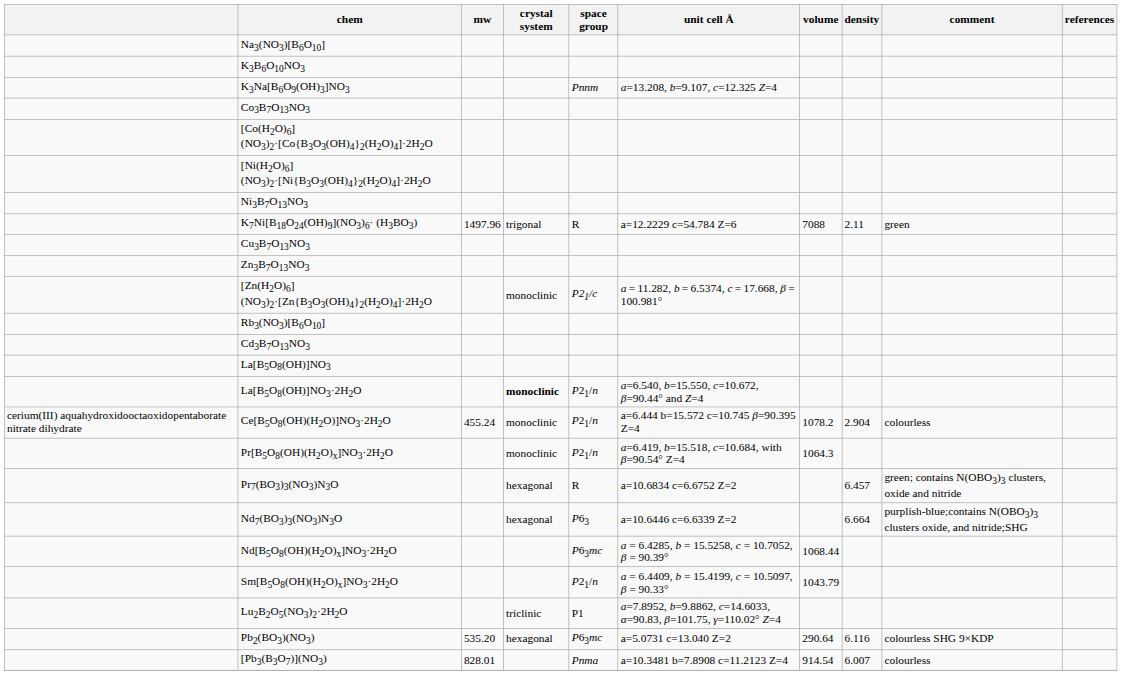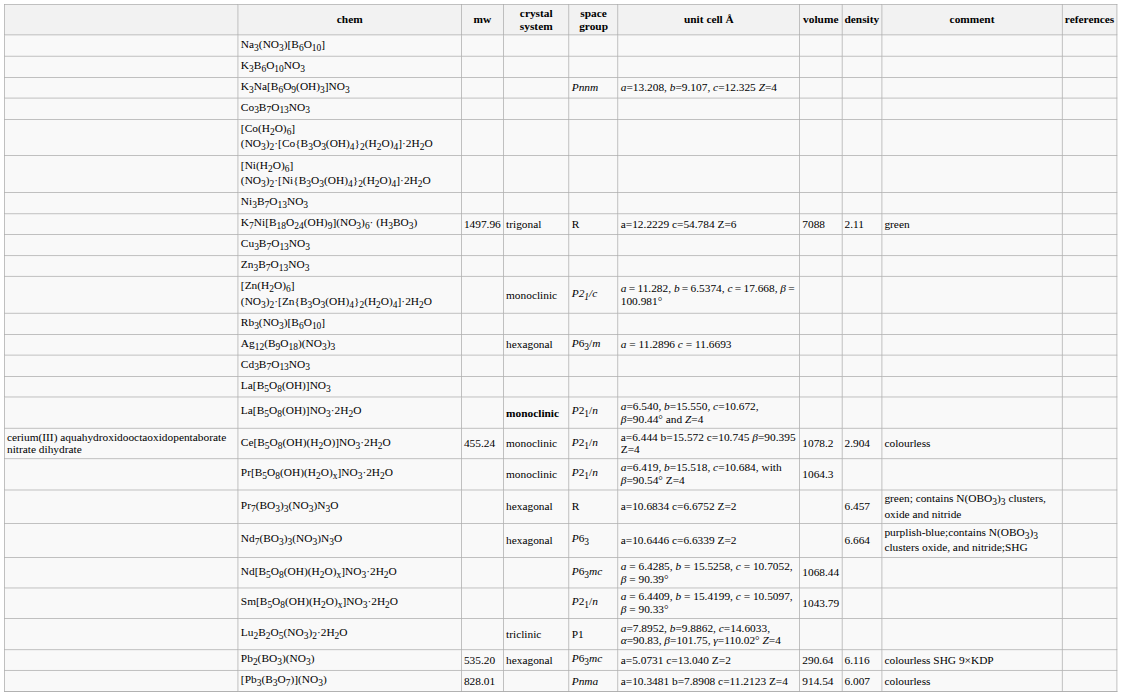+ row: (288, 344)
